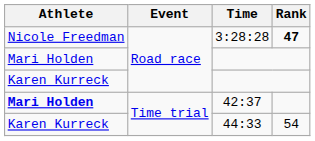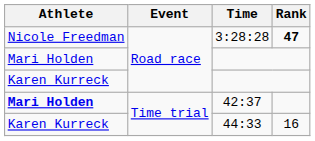(291, 124) 54 -> (291, 124) 16
